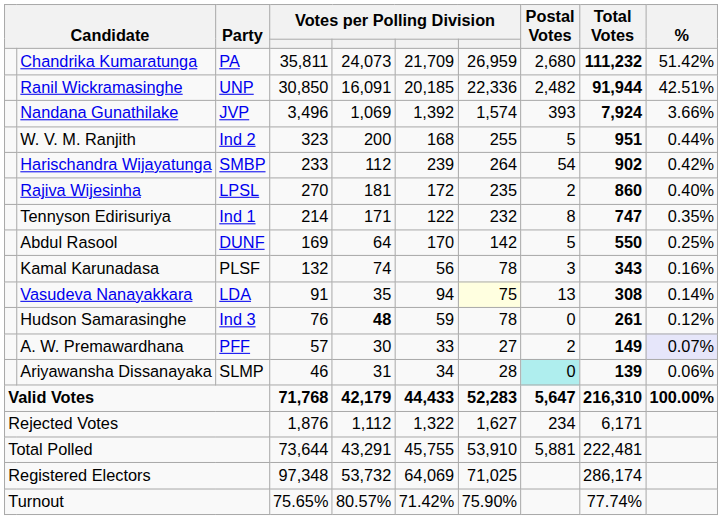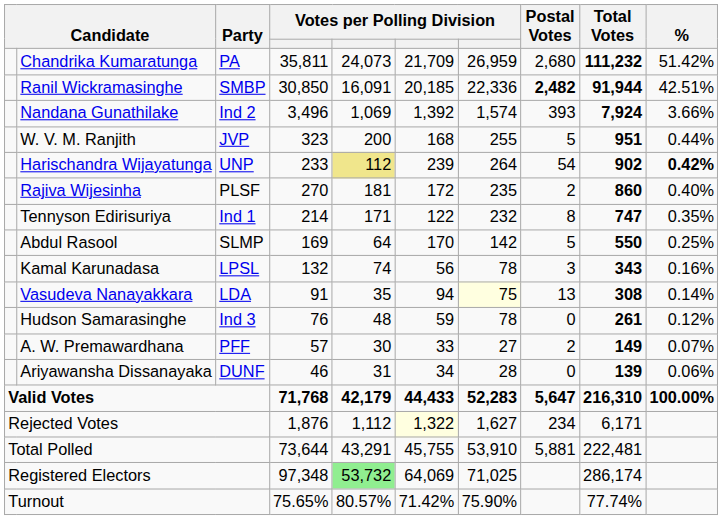(236, 87) UNP -> (242, 87) SMBP
(555, 87) normal -> (555, 87) bold
(234, 113) JVP -> (237, 113) Ind 2
(237, 139) Ind 2 -> (234, 139) JVP
(242, 165) SMBP -> (236, 165) UNP
(378, 165) no background -> (378, 165) khaki background
(691, 165) normal -> (691, 165) bold
(239, 191) LPSL -> (240, 191) PLSF
(242, 242) DUNF -> (241, 242) SLMP
(240, 268) PLSF -> (239, 268) LPSL
(382, 320) bold -> (382, 320) normal
(691, 346) lavender background -> (691, 346) no background
(241, 372) SLMP -> (242, 372) DUNF
(571, 372) paleturquoise background -> (571, 372) no background
(434, 424) no background -> (434, 424) lightyellow background
(366, 475) no background -> (366, 475) lightgreen background
